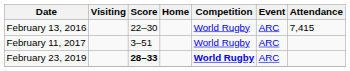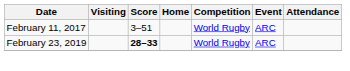- row: (46, 27)
(224, 58) bold -> (222, 43) normal
